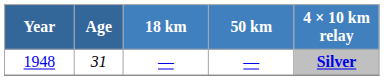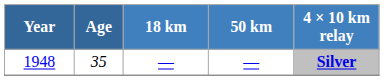(99, 62) 31 -> (99, 62) 35
